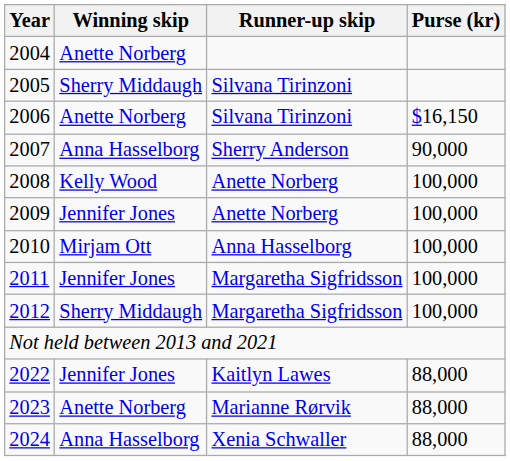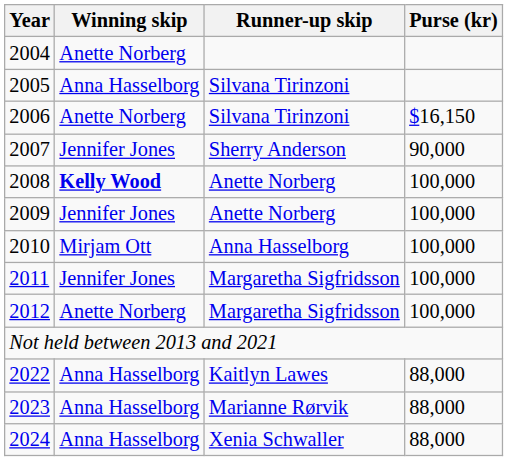(131, 85) Sherry Middaugh -> (129, 85) Anna Hasselborg
(129, 149) Anna Hasselborg -> (117, 149) Jennifer Jones
(108, 181) normal -> (110, 181) bold
(131, 310) Sherry Middaugh -> (123, 310) Anette Norberg
(117, 375) Jennifer Jones -> (129, 375) Anna Hasselborg
(123, 407) Anette Norberg -> (129, 407) Anna Hasselborg
